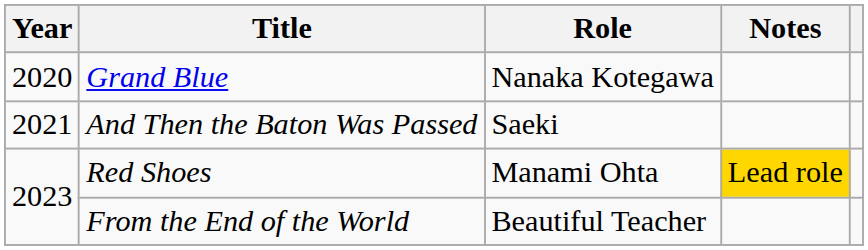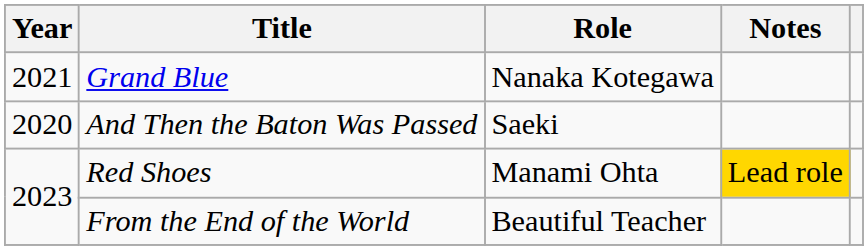(42, 76) 2020 -> (42, 76) 2021
(42, 124) 2021 -> (42, 124) 2020
